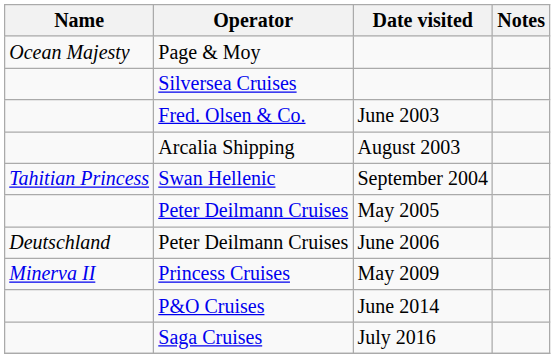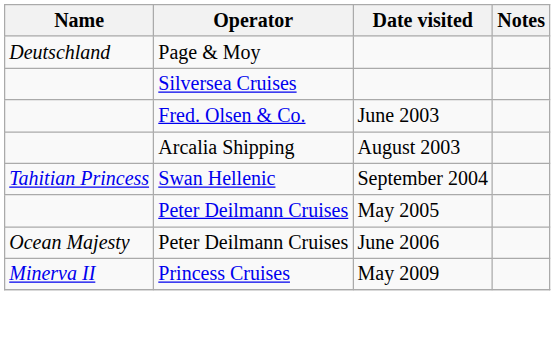(69, 52) Ocean Majesty -> (60, 52) Deutschland
(60, 242) Deutschland -> (69, 242) Ocean Majesty
- row: (211, 305)
- row: (210, 337)
